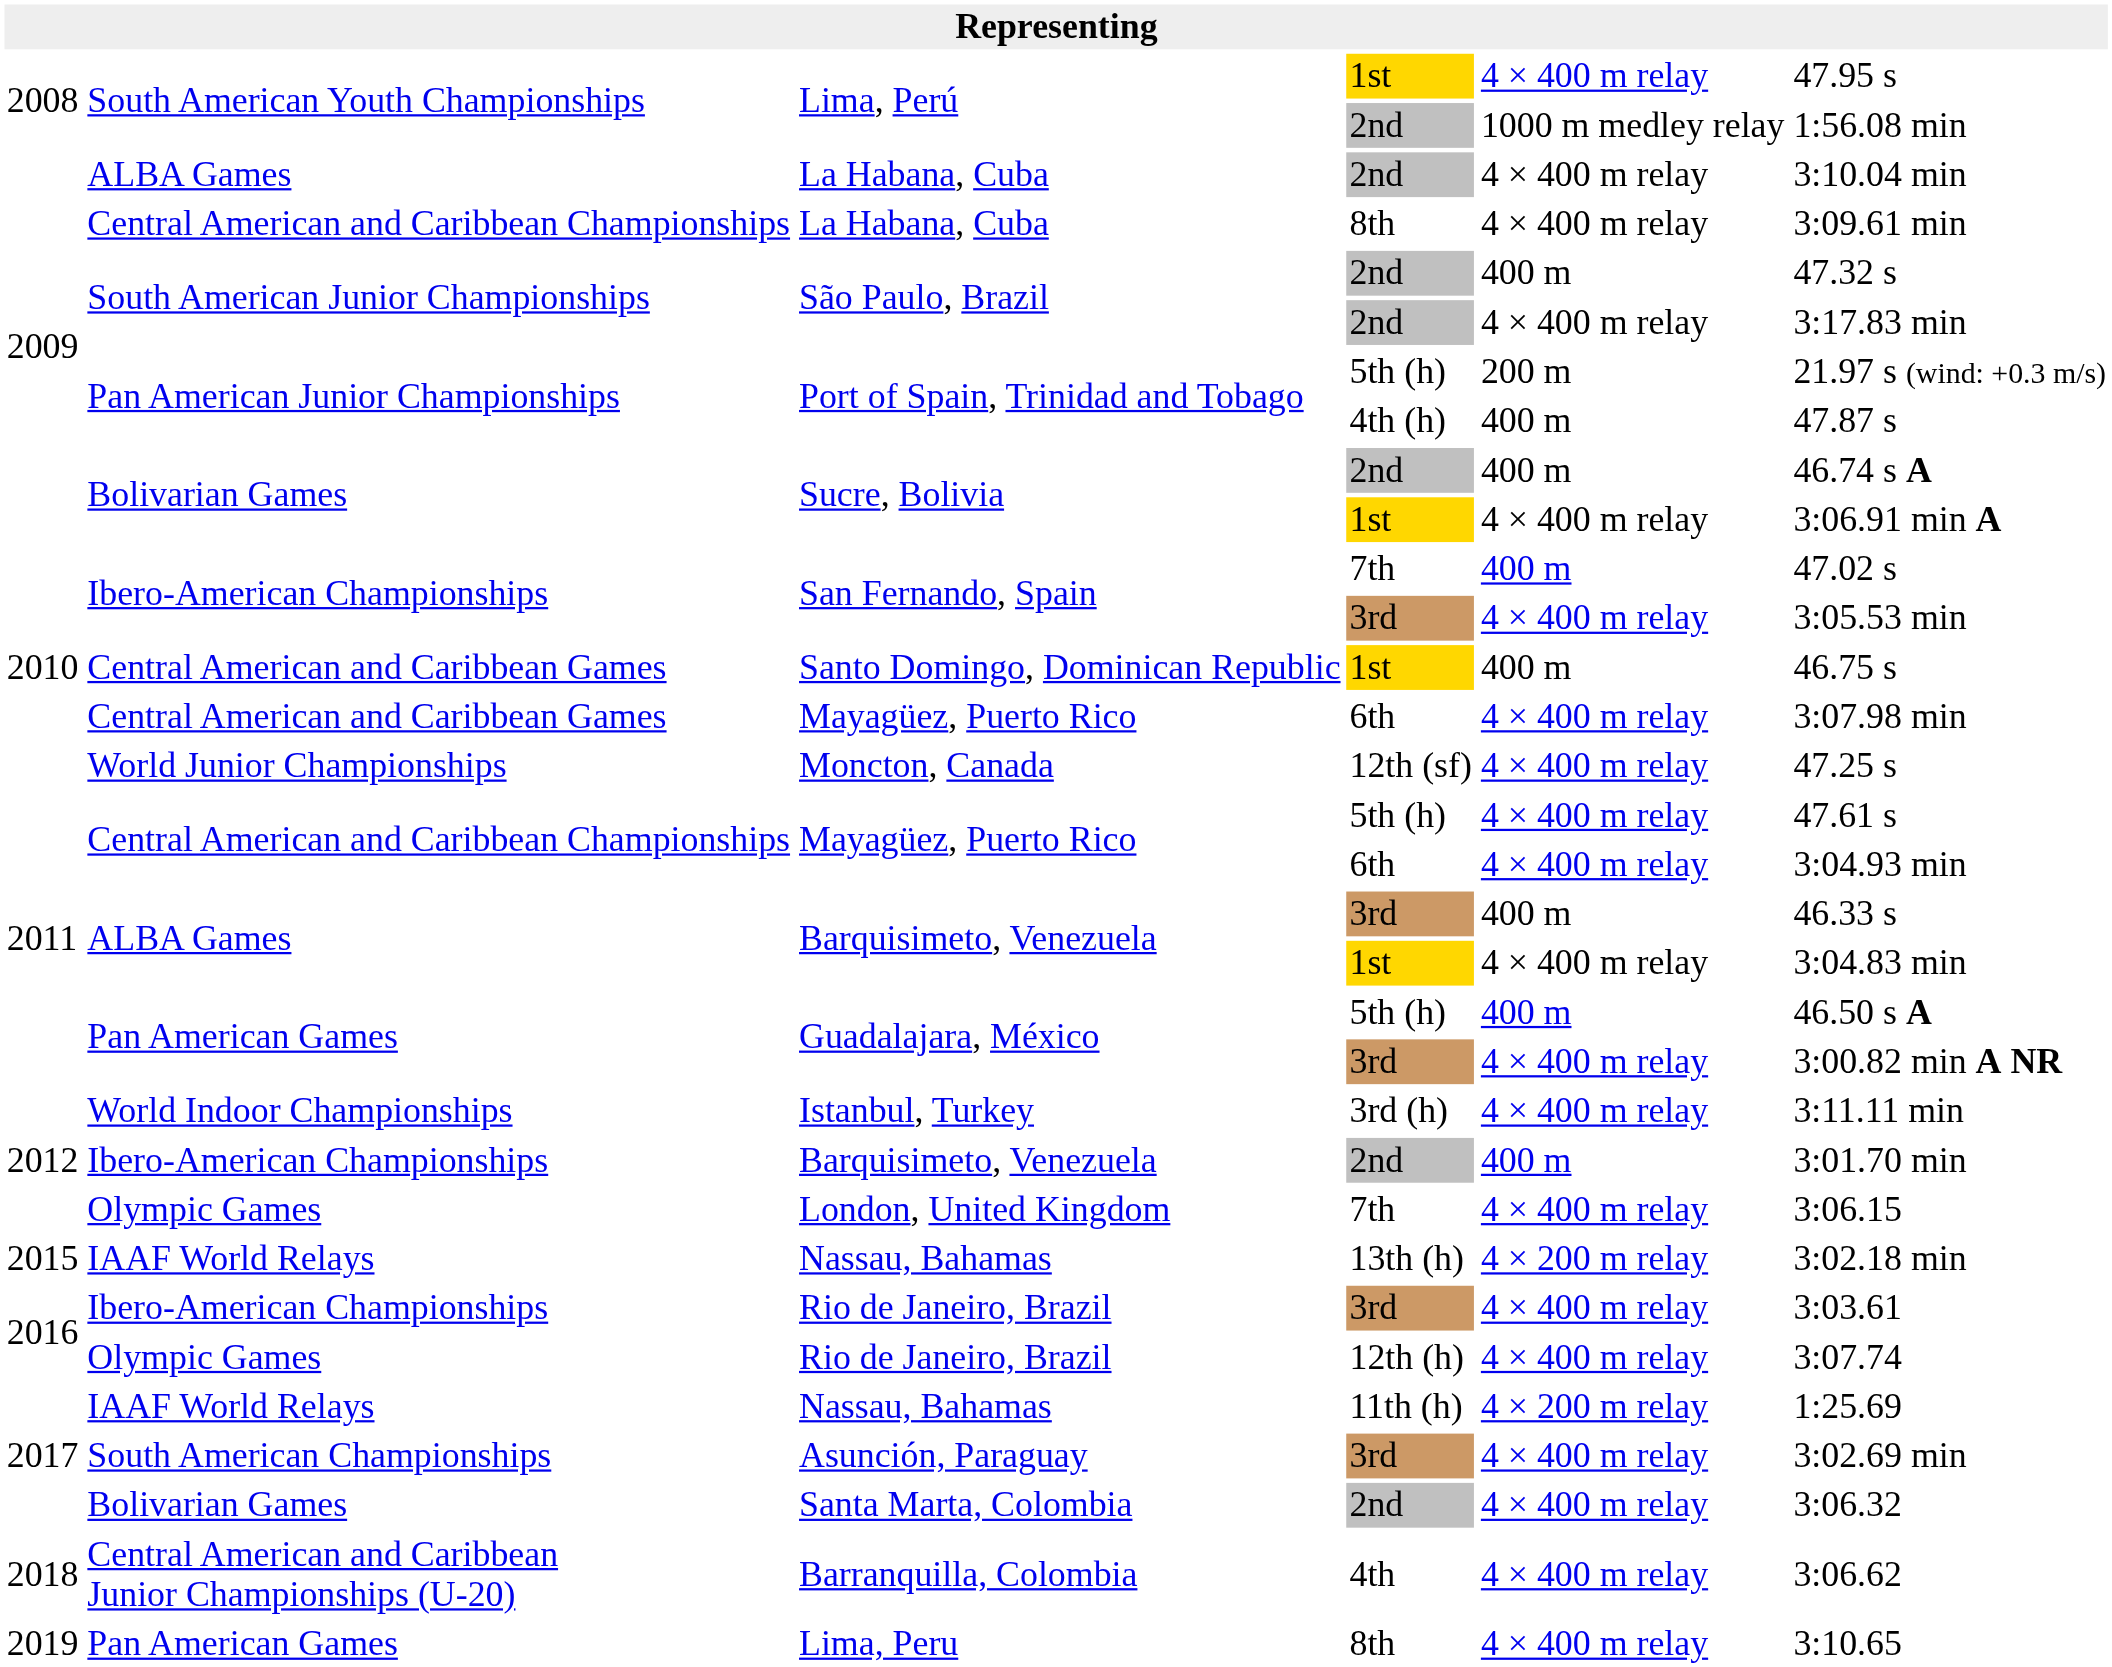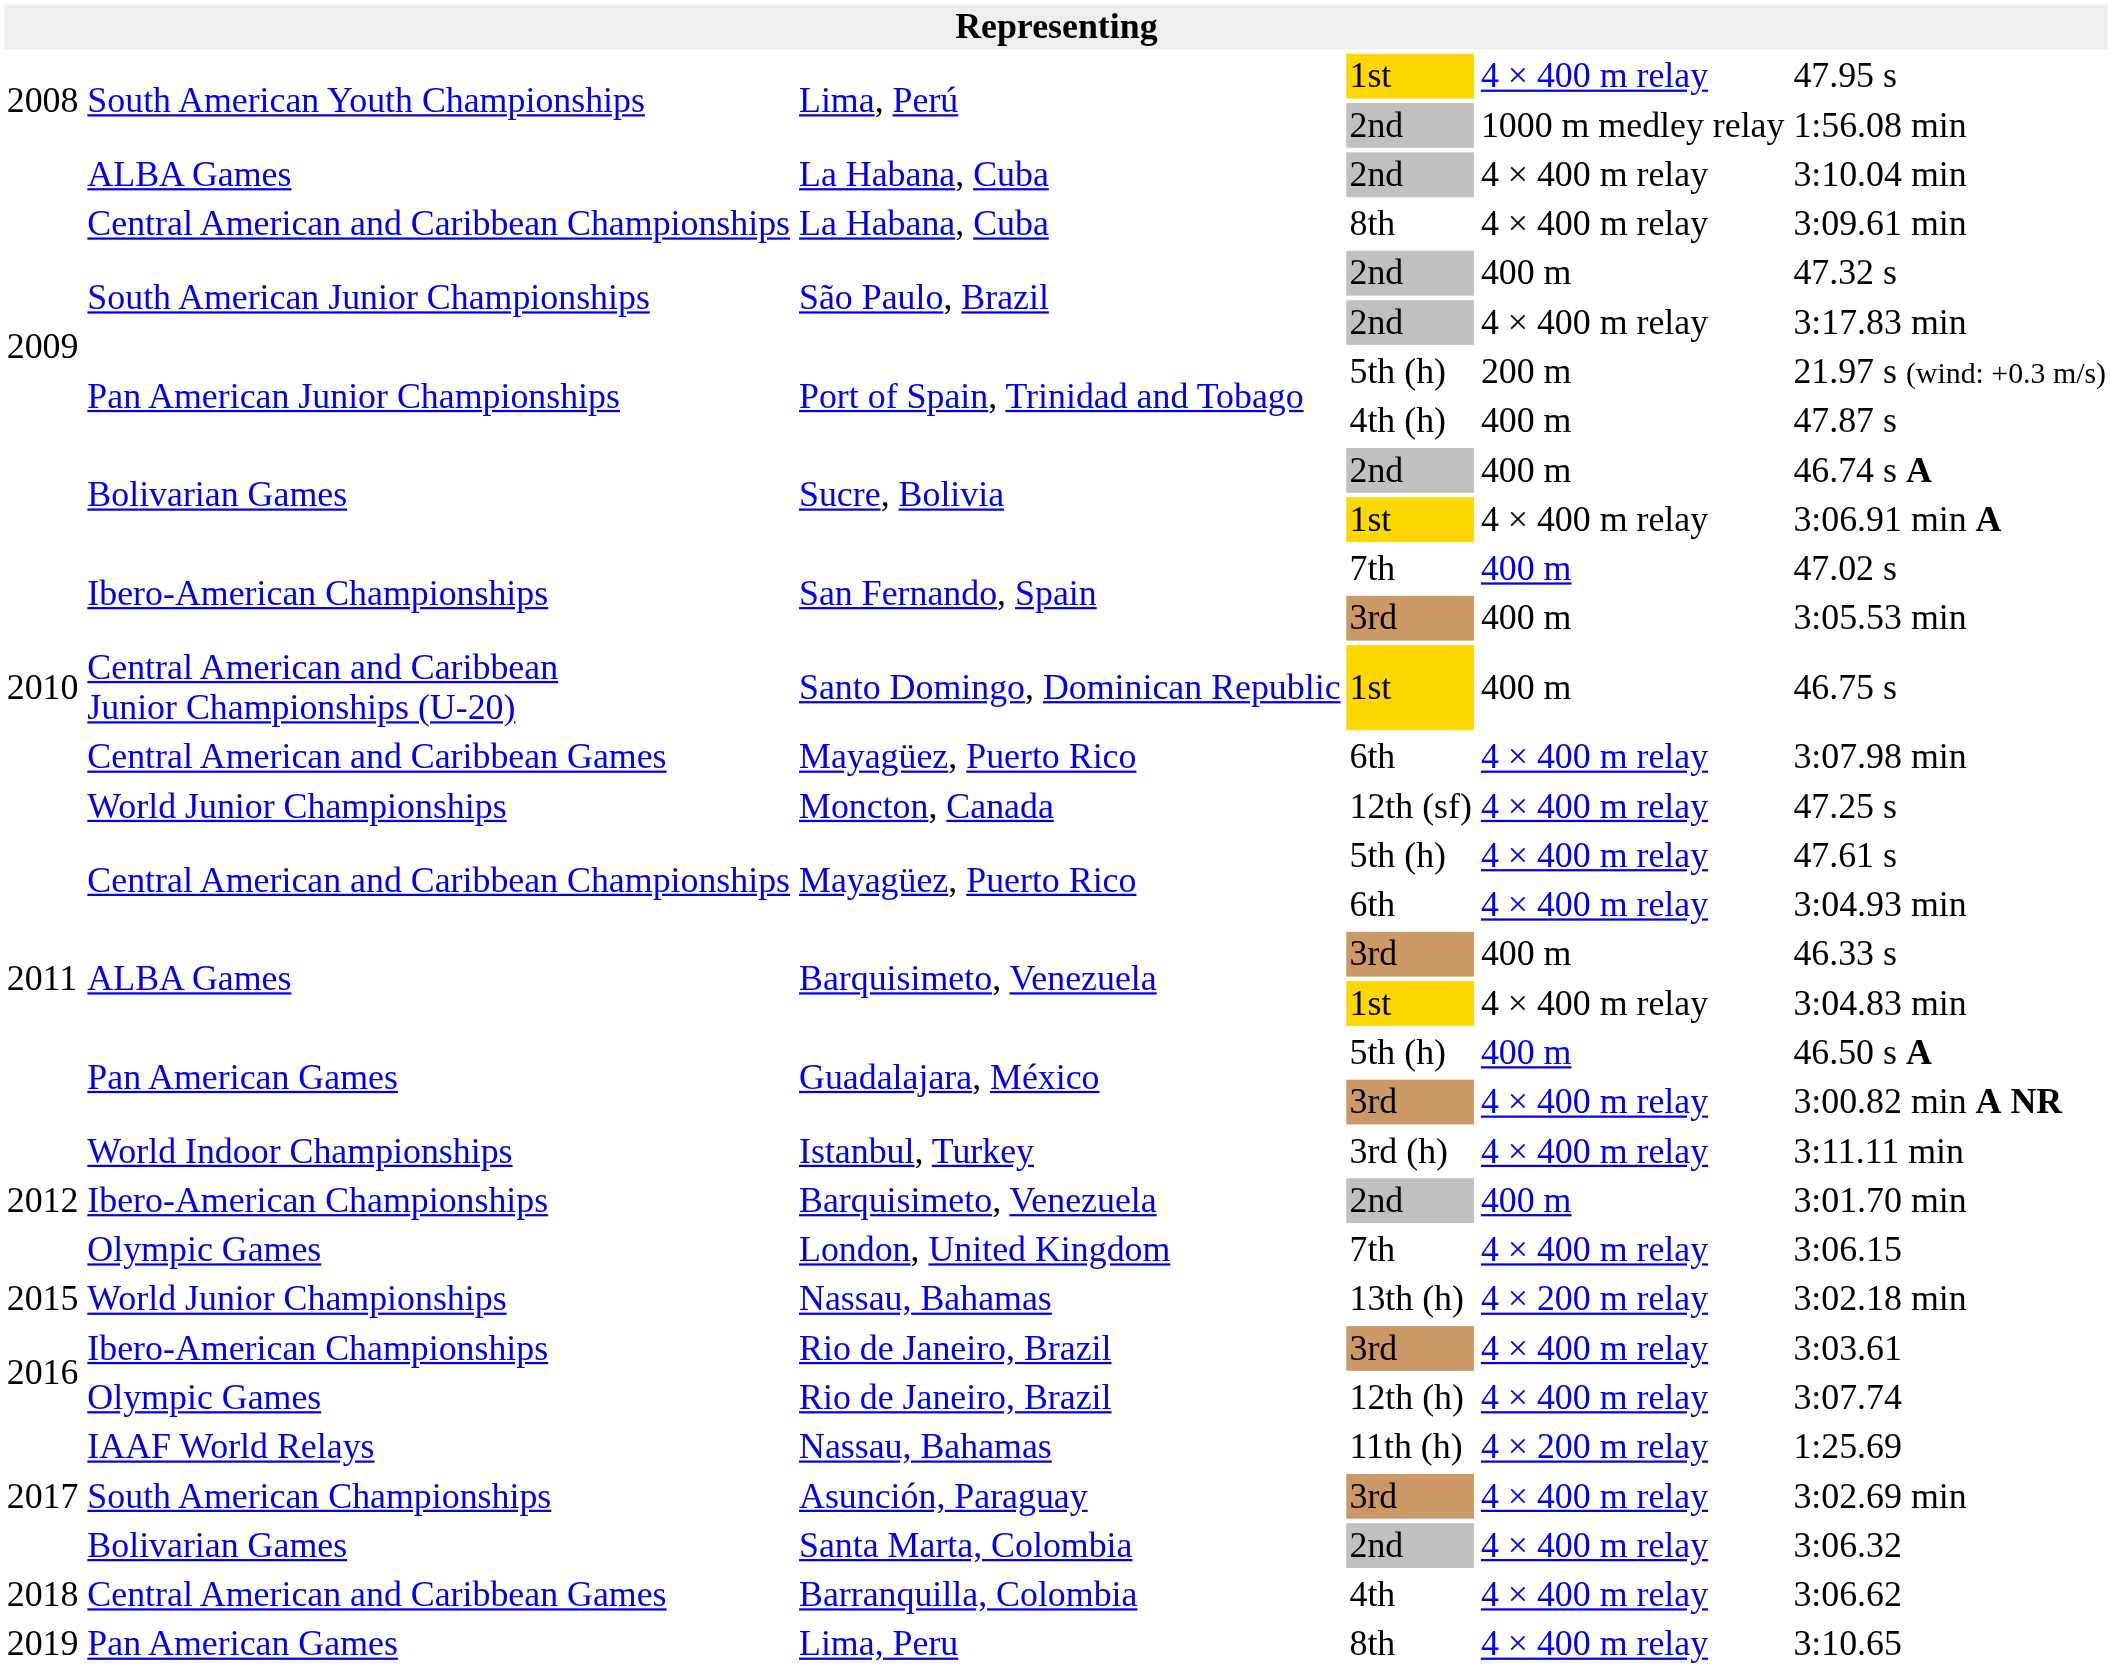(1595, 617) 4 × 400 m relay -> (1526, 617) 400 m
(377, 666) Central American and Caribbean Games -> (323, 687) Central American and Caribbean Junior Championships (U-20)
(231, 1258) IAAF World Relays -> (297, 1298) World Junior Championships
(323, 1574) Central American and Caribbean Junior Championships (U-20) -> (377, 1594) Central American and Caribbean Games
